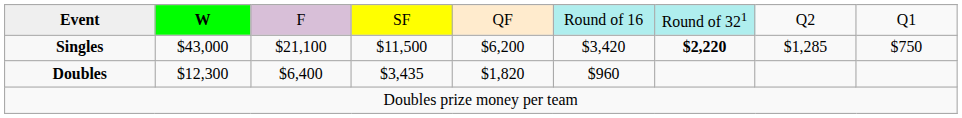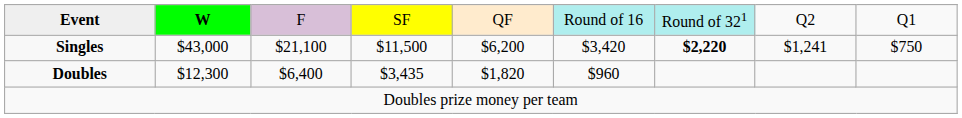(805, 48) $1,285 -> (805, 48) $1,241
